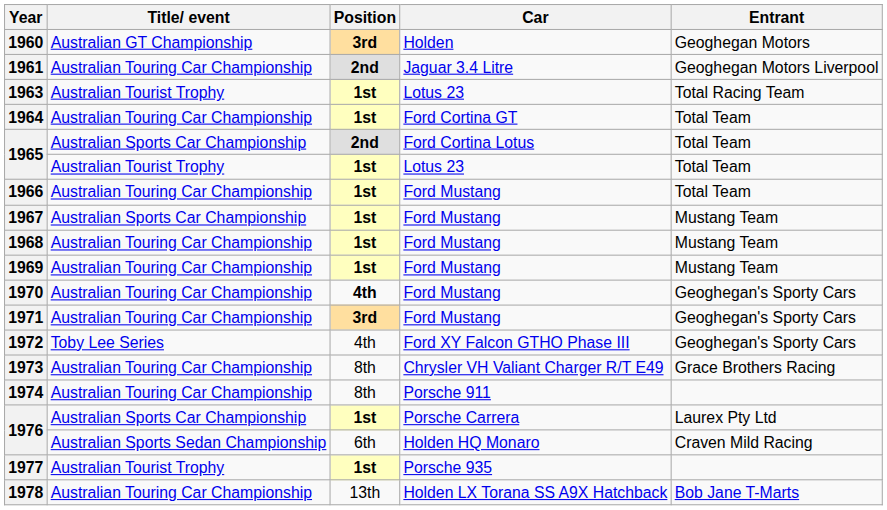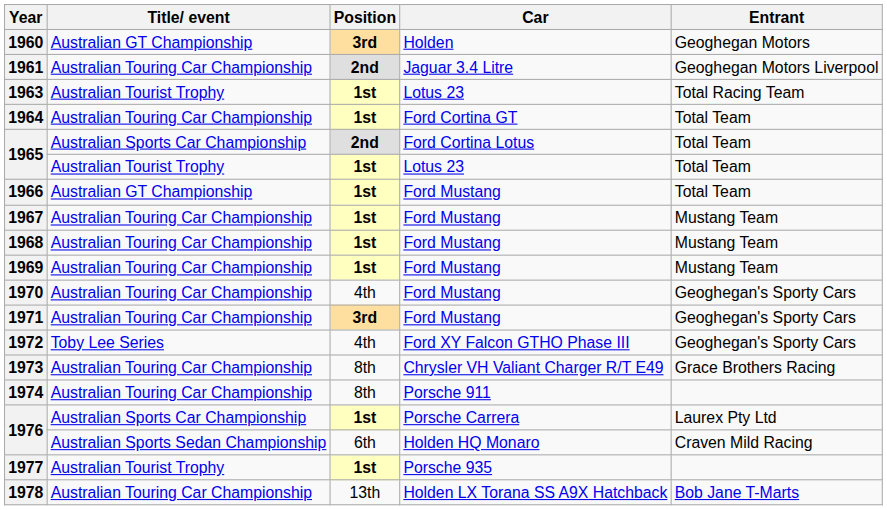(181, 192) Australian Touring Car Championship -> (152, 192) Australian GT Championship
(178, 217) Australian Sports Car Championship -> (181, 217) Australian Touring Car Championship
(365, 292) bold -> (365, 292) normal
